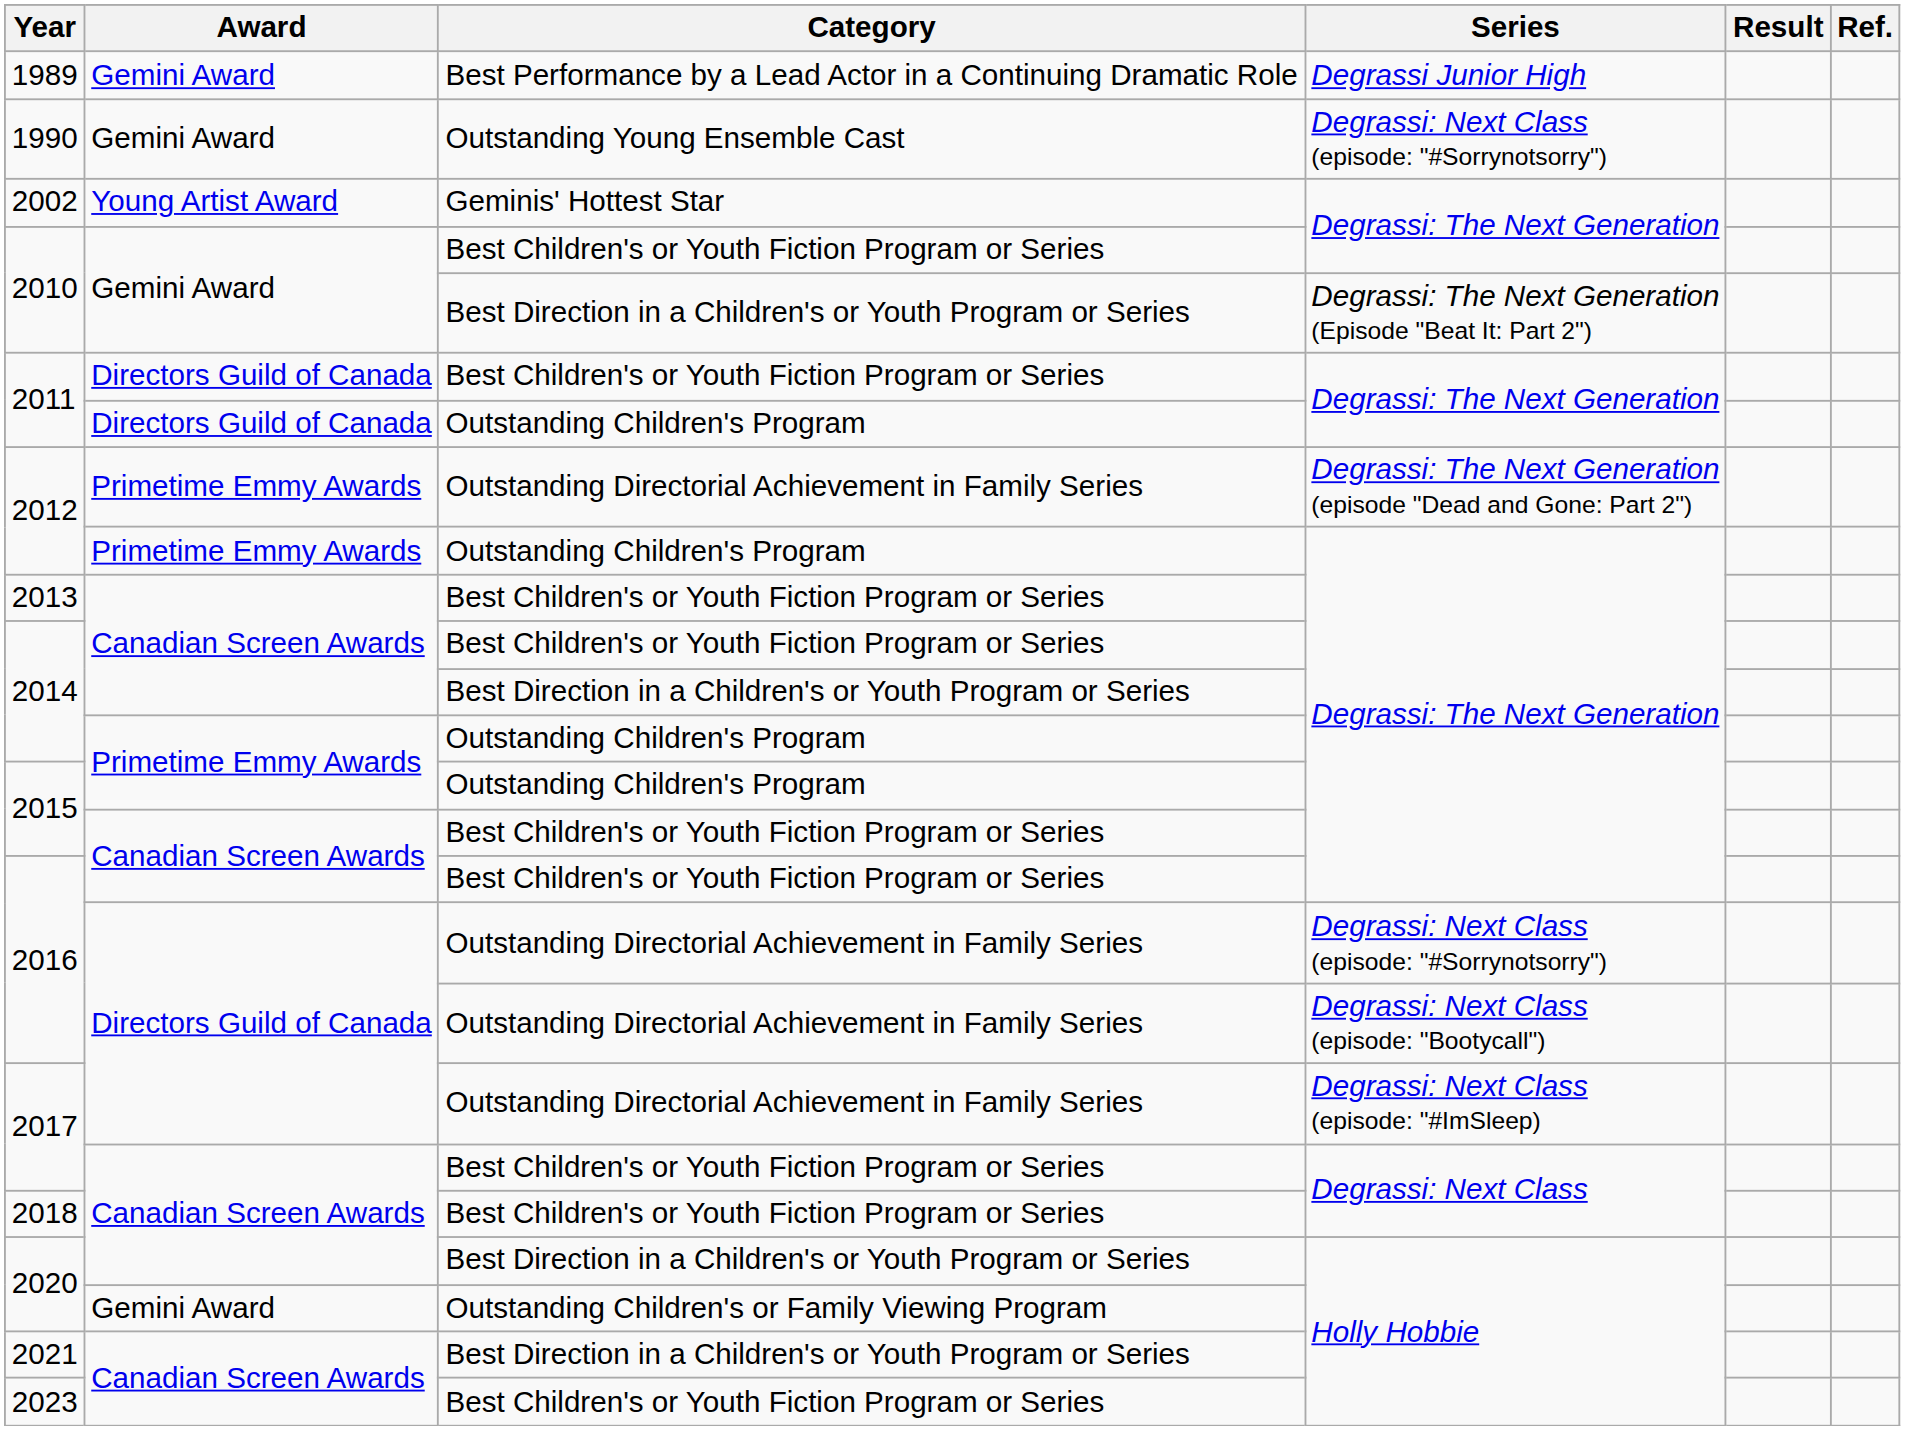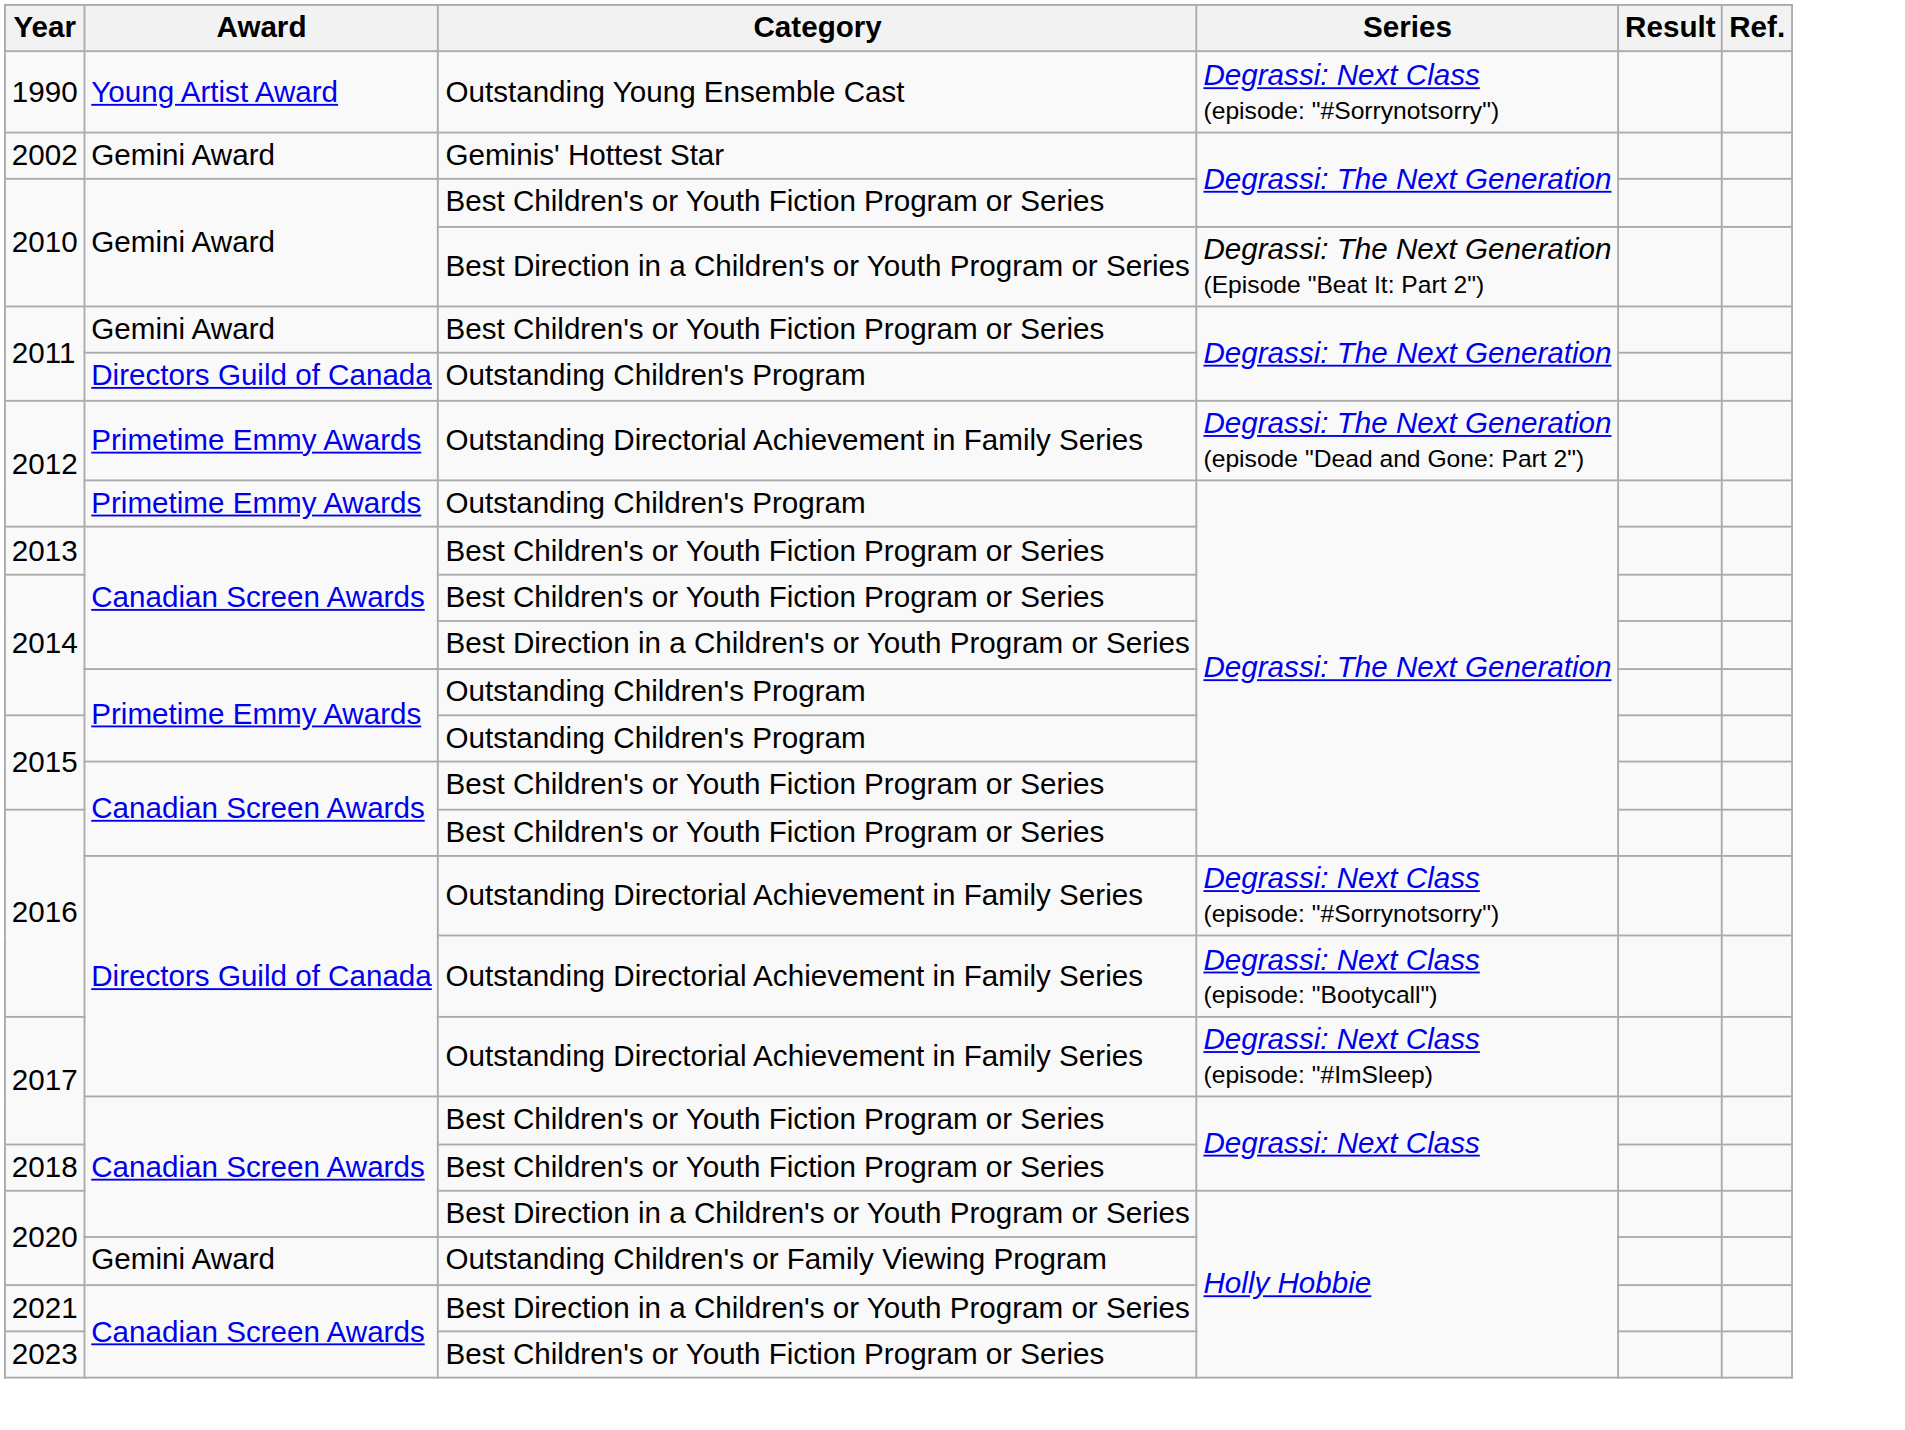- row: (45, 74)
(183, 138) Gemini Award -> (215, 91) Young Artist Award
(215, 202) Young Artist Award -> (183, 155) Gemini Award
(262, 376) Directors Guild of Canada -> (183, 329) Gemini Award
